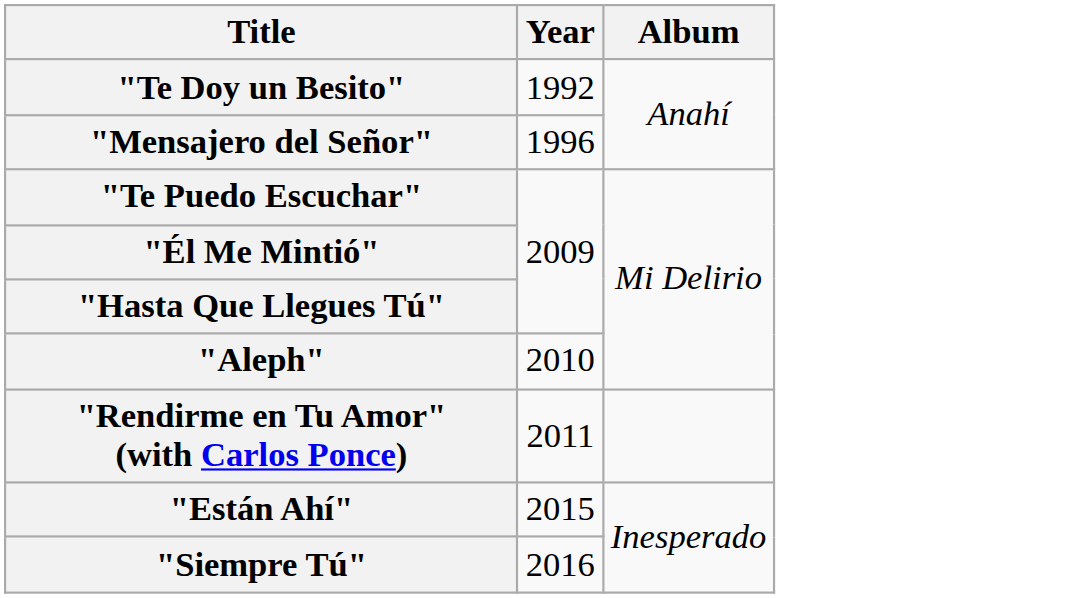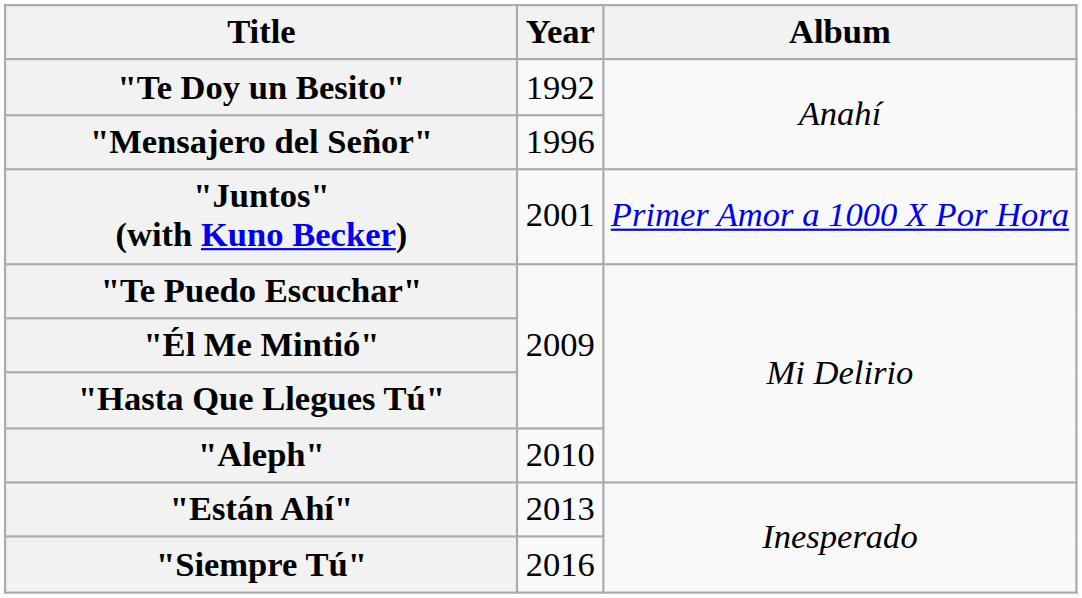+ row: (261, 215)
- row: (261, 435)
(560, 509) 2015 -> (560, 509) 2013
